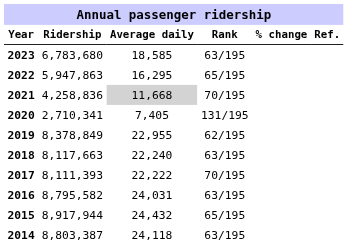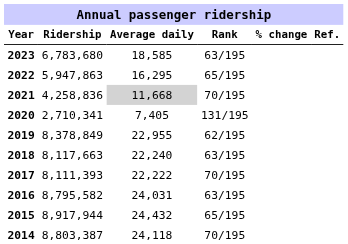(225, 235) 63/195 -> (225, 235) 70/195
